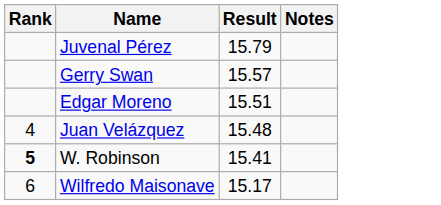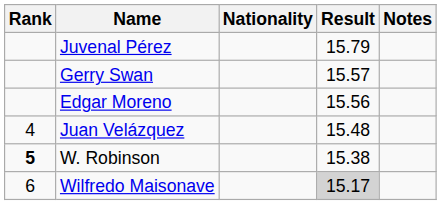+ column: (268, 19)
(250, 102) 15.51 -> (348, 102) 15.56
(250, 158) 15.41 -> (348, 158) 15.38
(250, 186) no background -> (348, 186) lightgrey background
